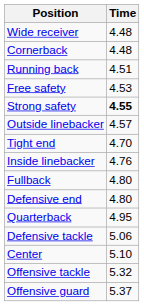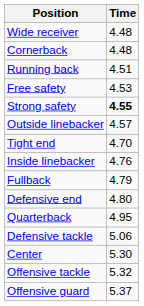(121, 180) 4.80 -> (121, 180) 4.79
(121, 254) 5.10 -> (121, 254) 5.30
